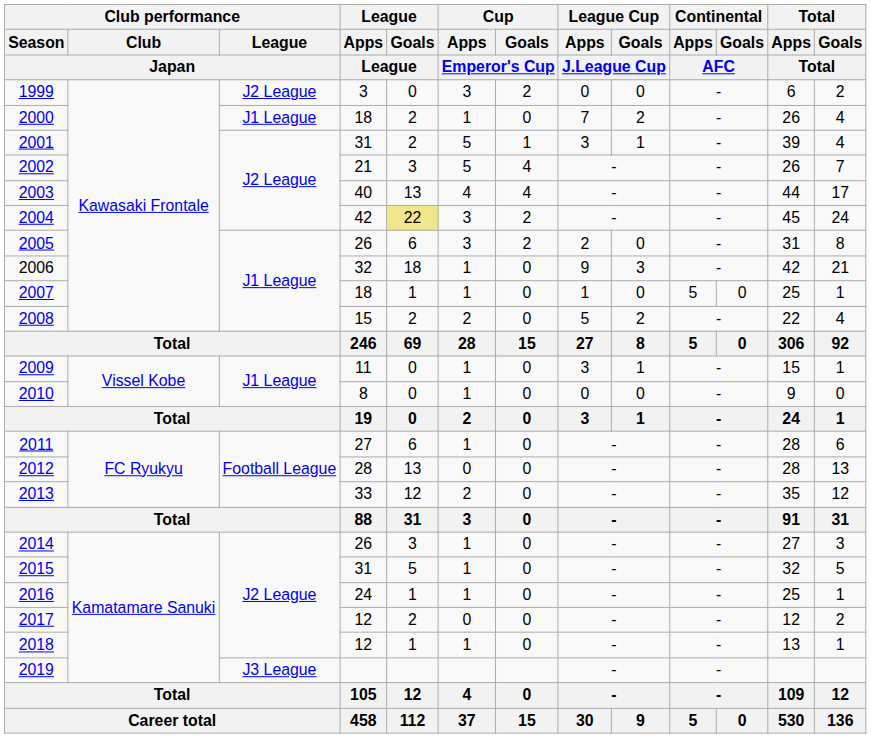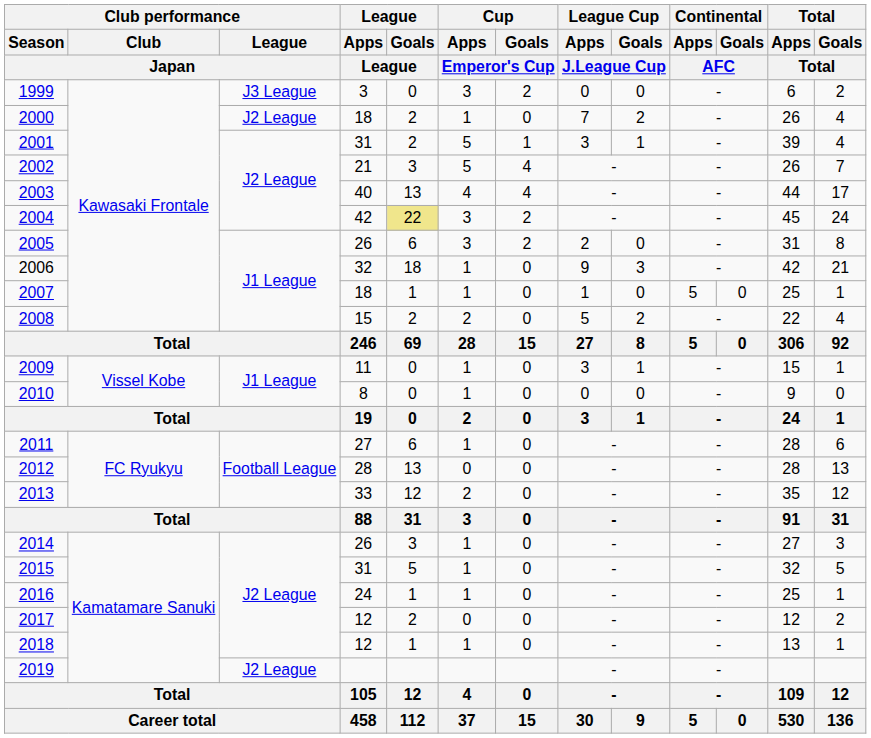(279, 92) J2 League -> (279, 92) J3 League
(279, 117) J1 League -> (279, 117) J2 League
(279, 670) J3 League -> (279, 670) J2 League
